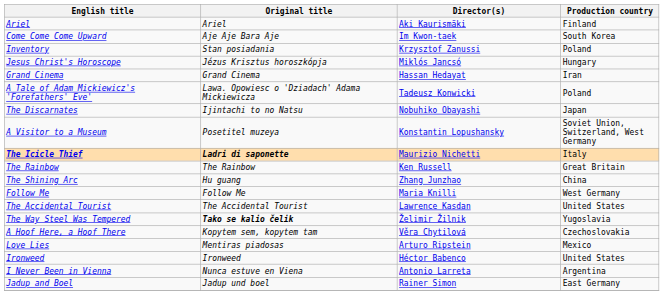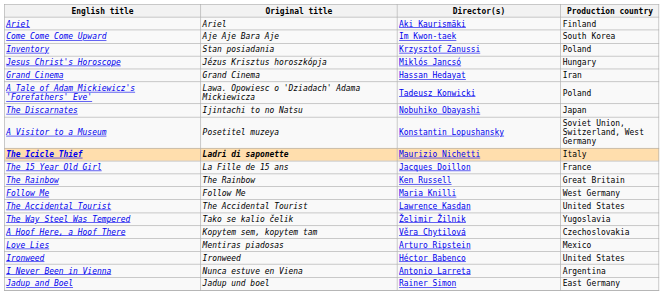+ row: (54, 167)
- row: (42, 180)
(248, 219) bold -> (248, 219) normal
